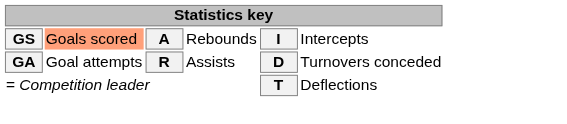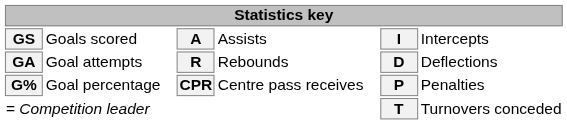(91, 38) lightsalmon background -> (91, 38) no background
(221, 38) Rebounds -> (242, 38) Assists
(211, 62) Assists -> (253, 62) Rebounds
(371, 62) Turnovers conceded -> (459, 62) Deflections
+ row: (24, 85)
(339, 85) Deflections -> (491, 108) Turnovers conceded
